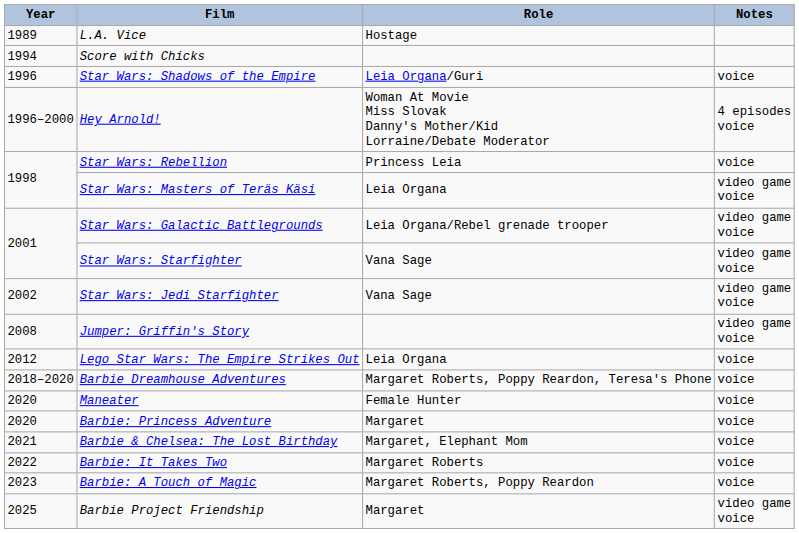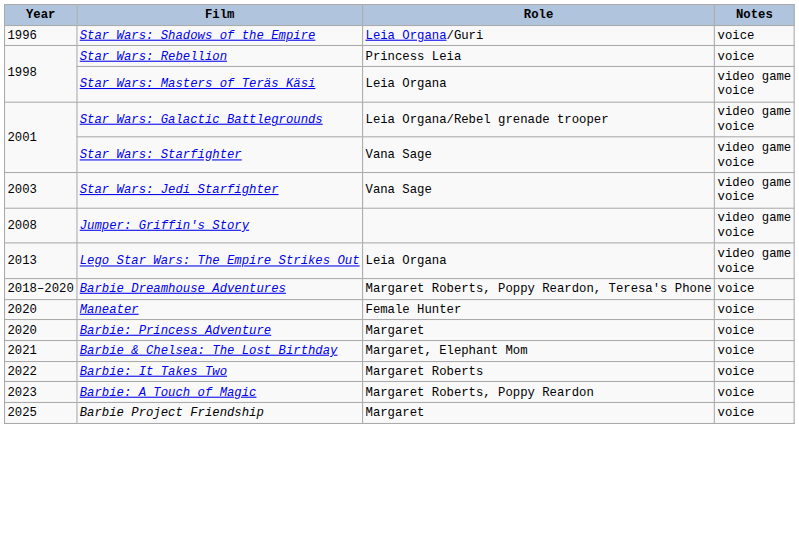- row: (113, 35)
- row: (142, 56)
- row: (120, 119)
(22, 296) 2002 -> (22, 190) 2003
(22, 359) 2012 -> (22, 260) 2013
(736, 359) voice -> (754, 260) video game voice
(754, 511) video game voice -> (736, 412) voice
